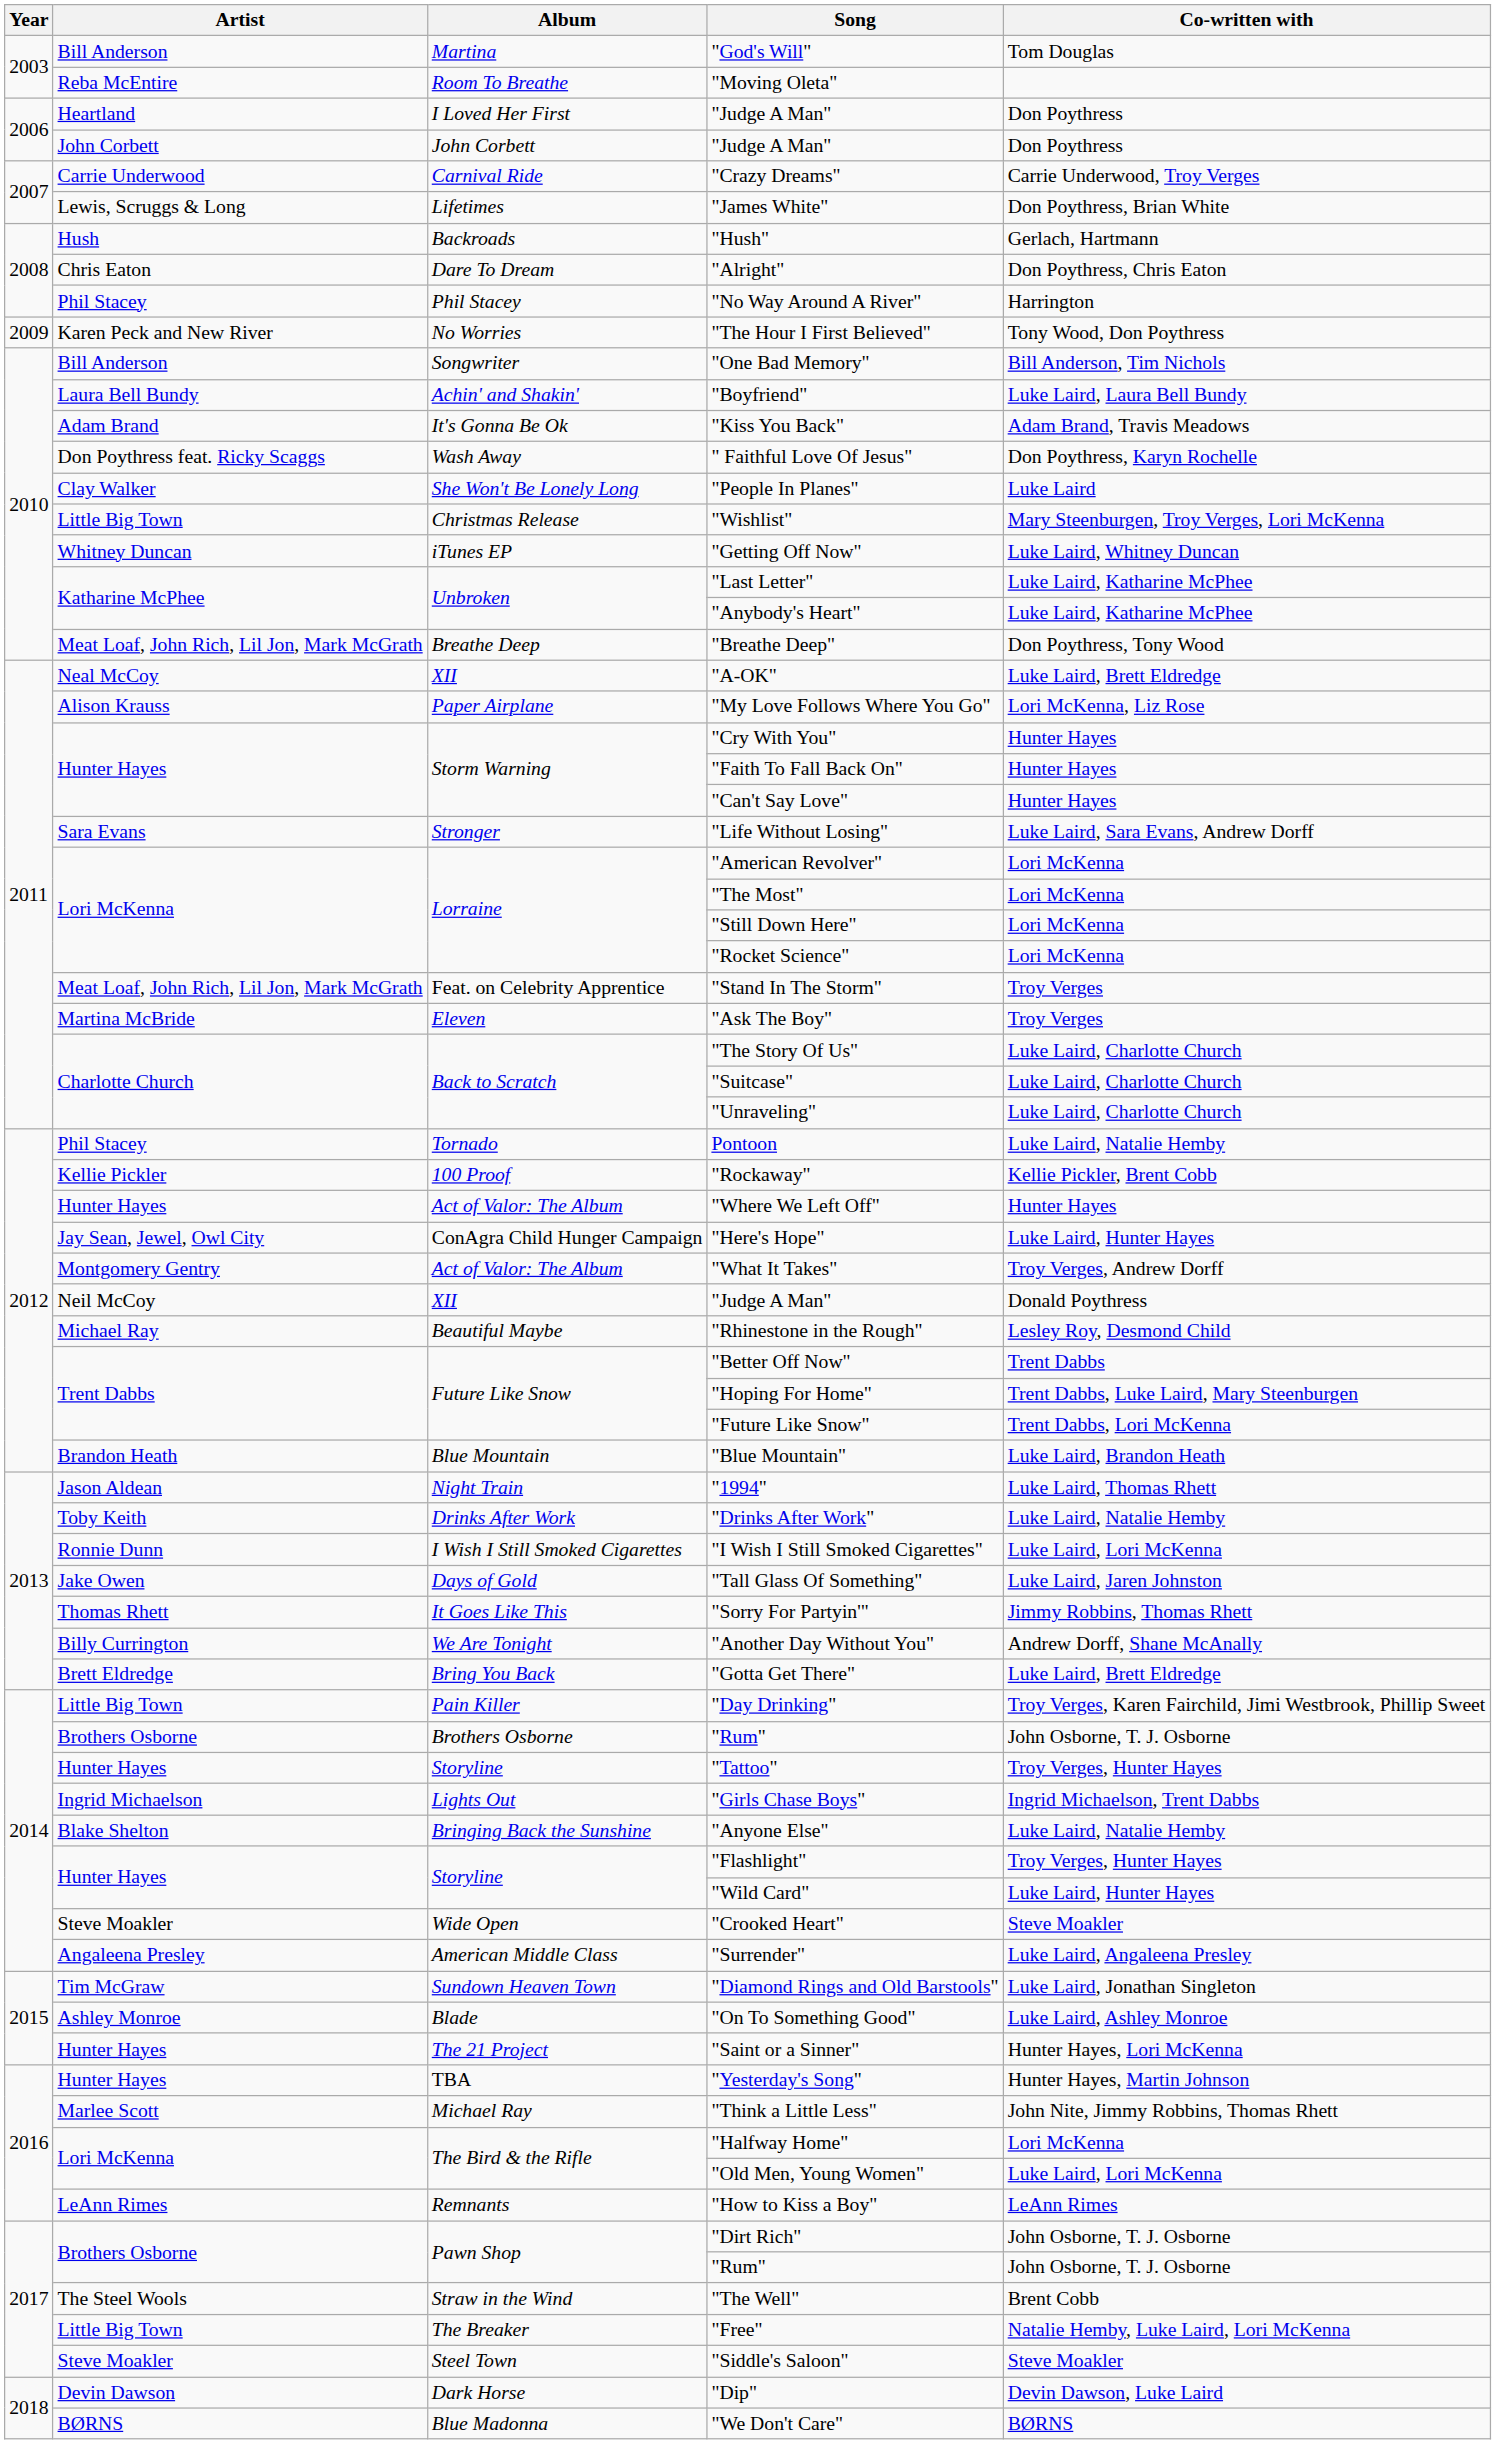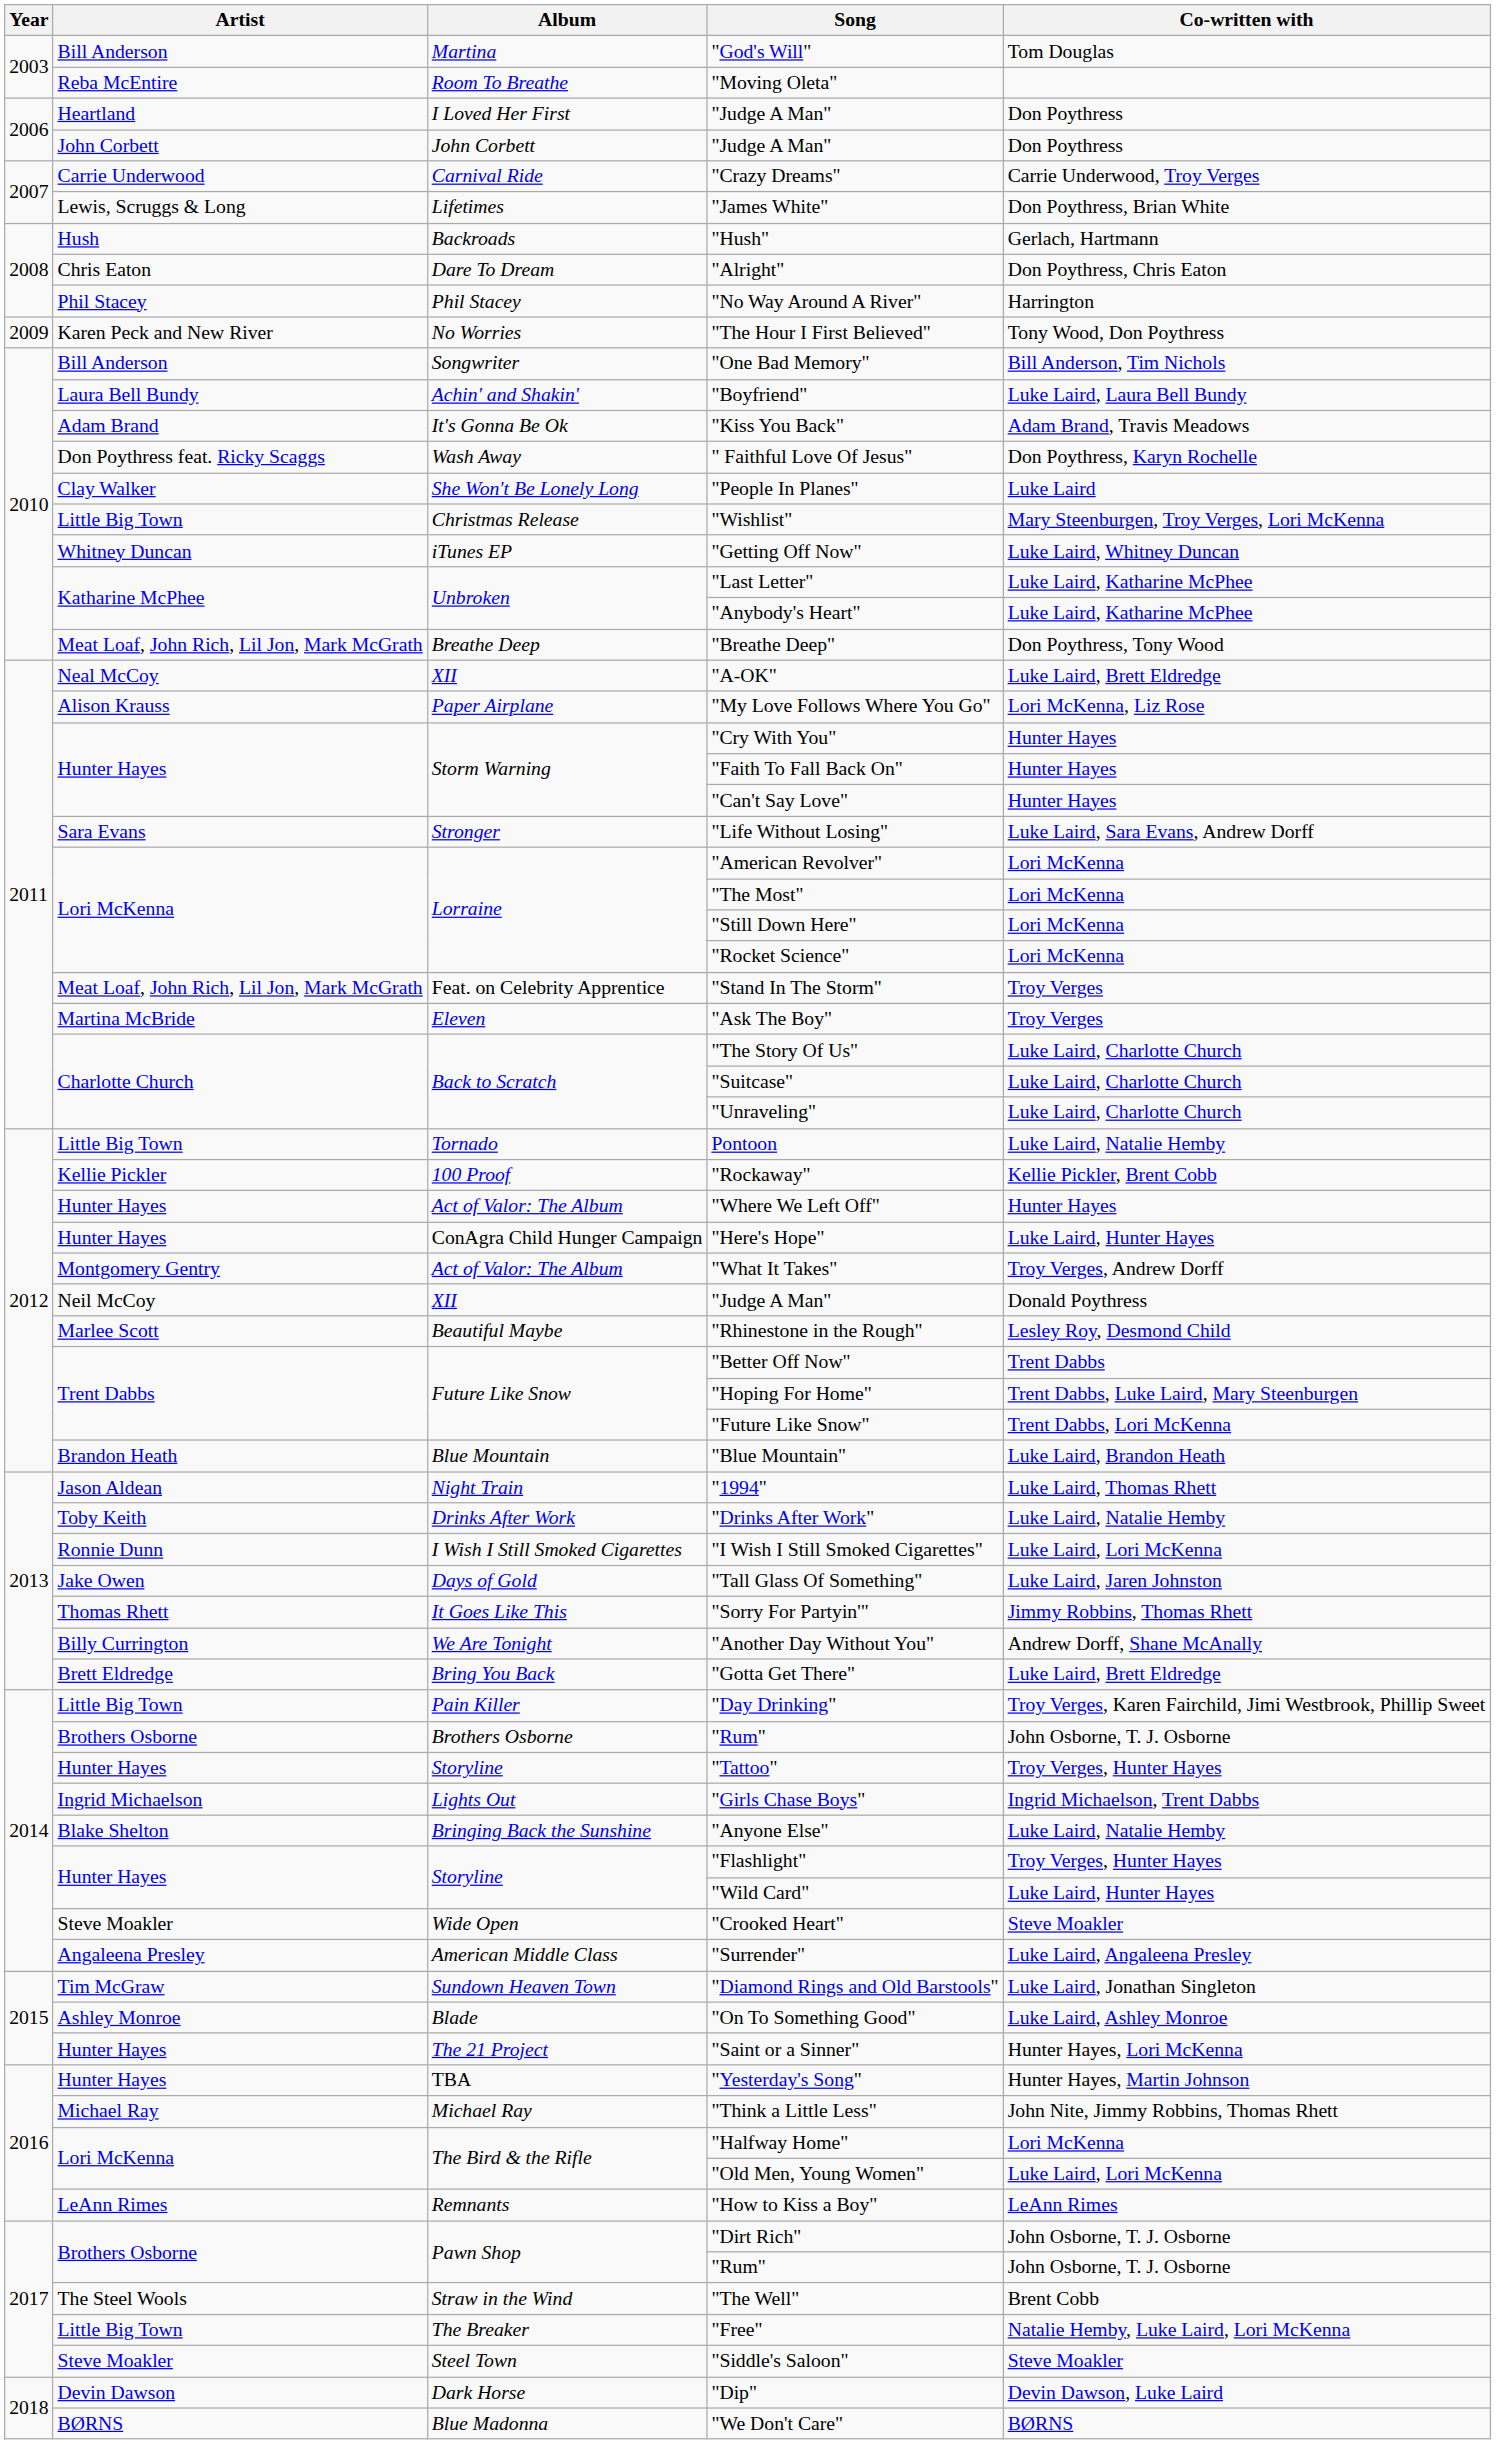(102, 1143) Phil Stacey -> (120, 1143) Little Big Town
(161, 1237) Jay Sean, Jewel, Owl City -> (112, 1237) Hunter Hayes
(108, 1330) Michael Ray -> (108, 1330) Marlee Scott
(108, 2111) Marlee Scott -> (108, 2111) Michael Ray
